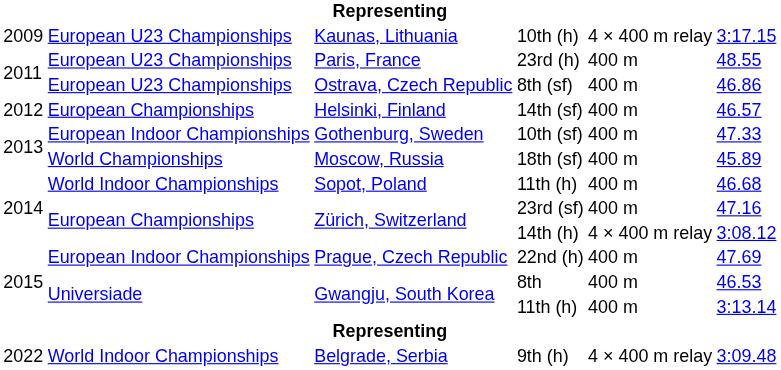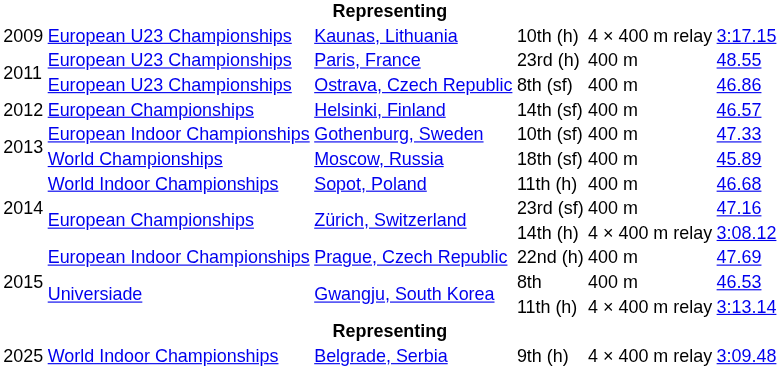(613, 307) 400 m -> (650, 307) 4 × 400 m relay
(23, 356) 2022 -> (23, 356) 2025
